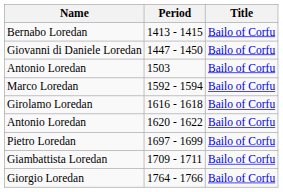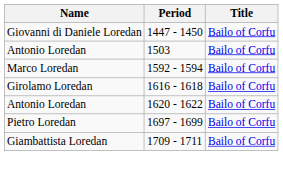- row: (175, 31)
- row: (175, 178)
